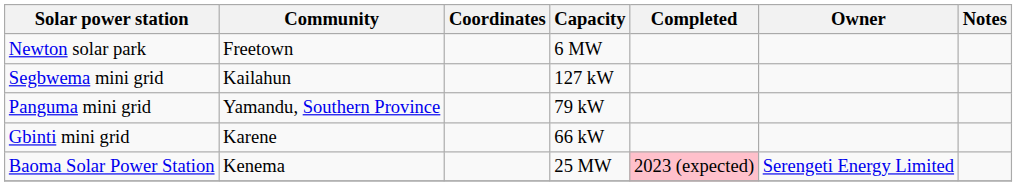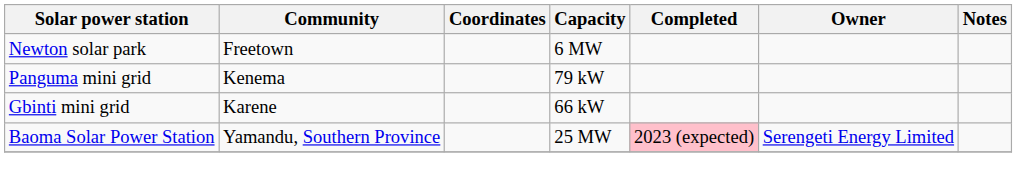- row: (86, 78)
(332, 107) Yamandu, Southern Province -> (254, 78) Kenema
(254, 166) Kenema -> (332, 136) Yamandu, Southern Province
